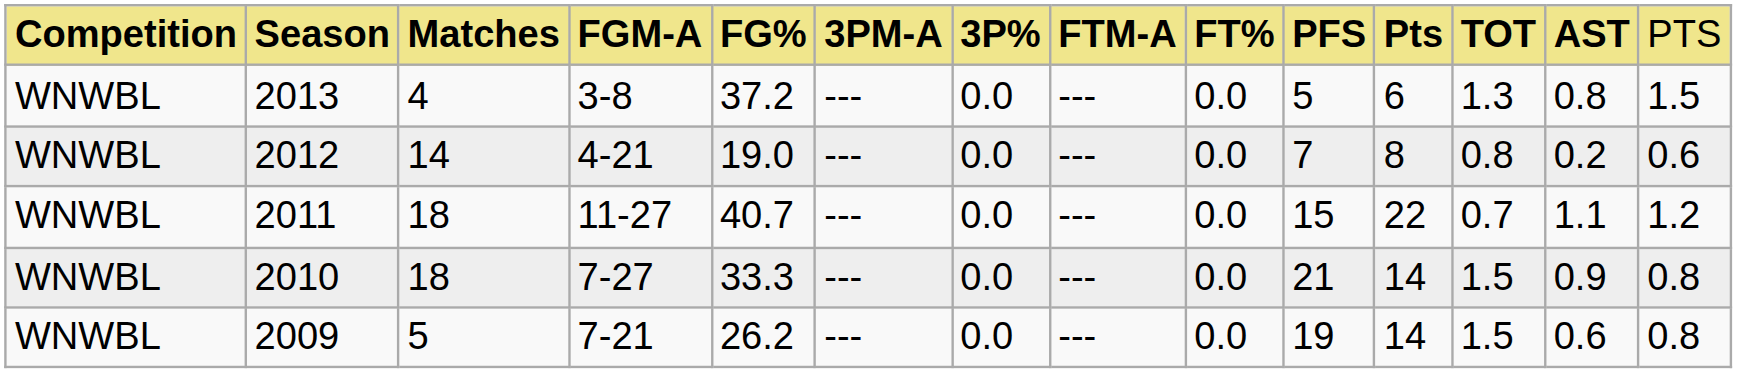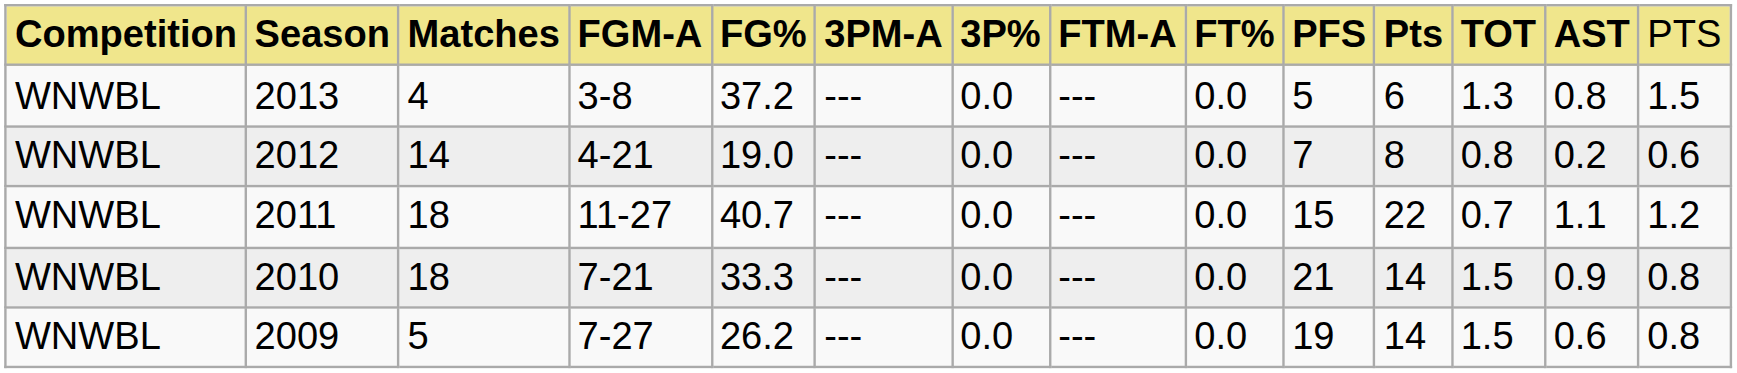(616, 276) 7-27 -> (616, 276) 7-21
(616, 336) 7-21 -> (616, 336) 7-27
